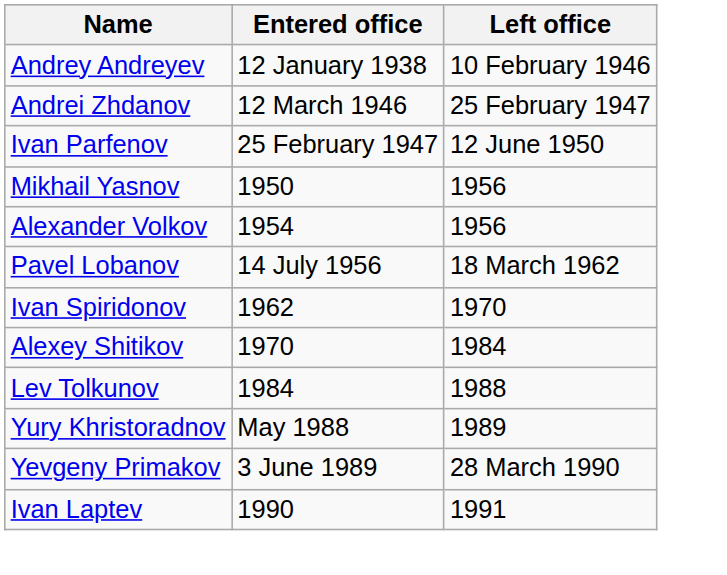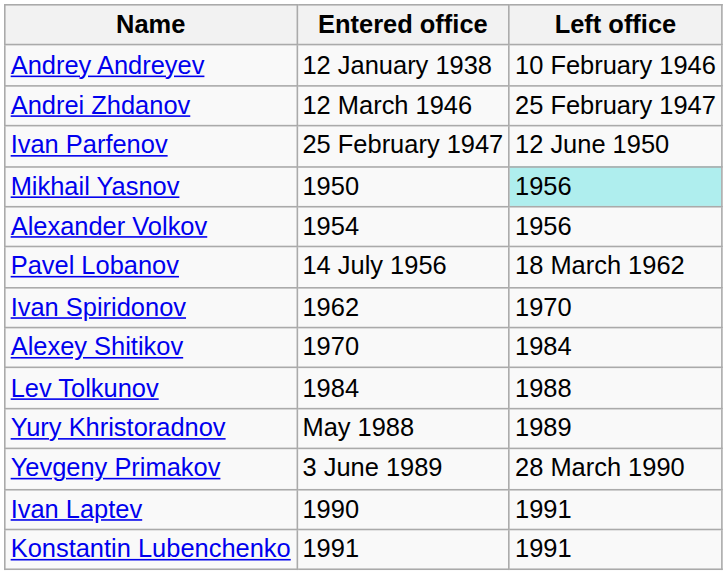(478, 186) no background -> (543, 186) paleturquoise background
+ row: (151, 549)
